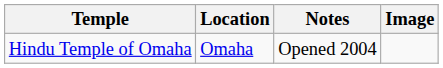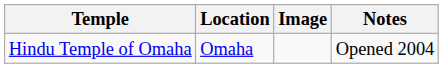columns swapped: (410, 19) <-> (327, 19)
